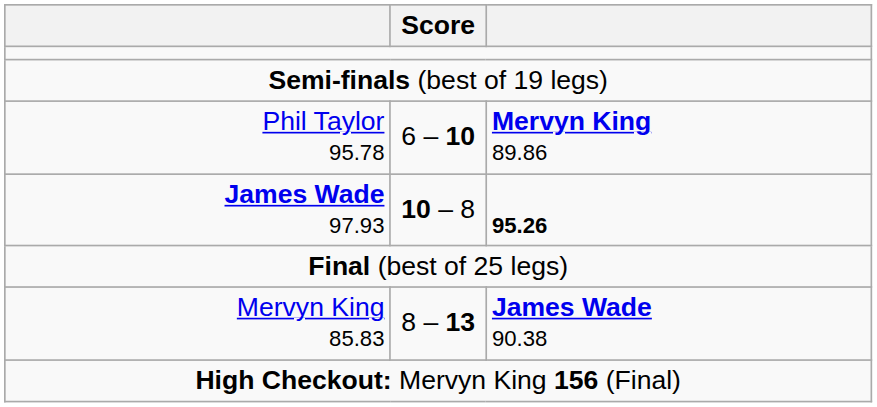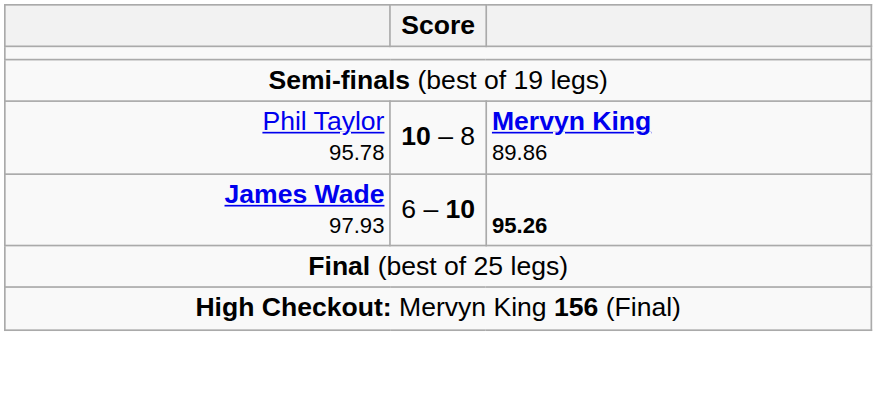(438, 136) 6 – 10 -> (438, 136) 10 – 8
(438, 208) 10 – 8 -> (438, 208) 6 – 10
- row: (311, 323)
